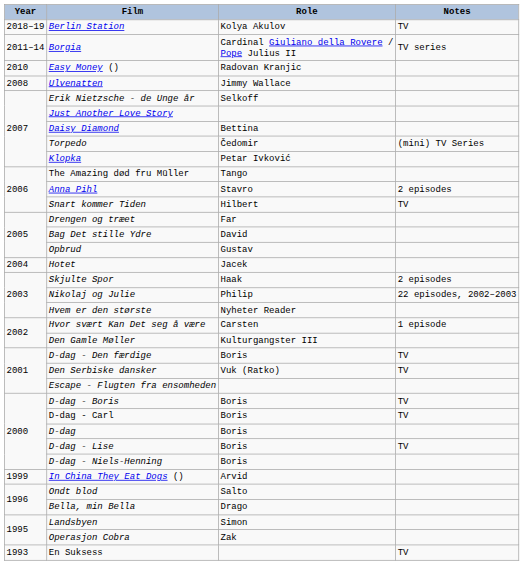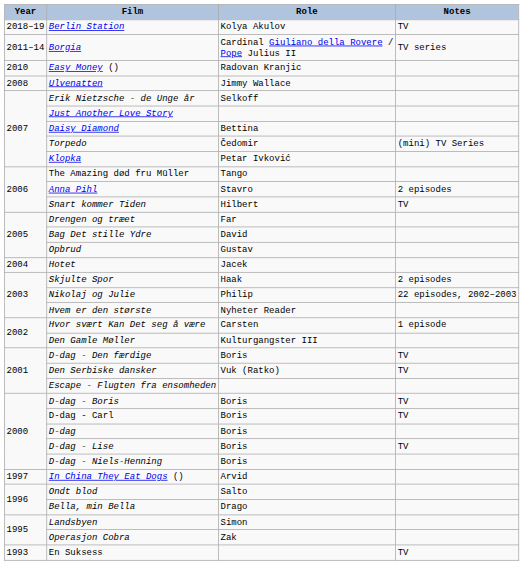(17, 476) 1999 -> (17, 476) 1997
